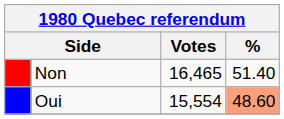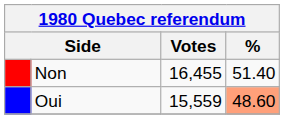(195, 73) 16,465 -> (195, 73) 16,455
(195, 101) 15,554 -> (195, 101) 15,559
